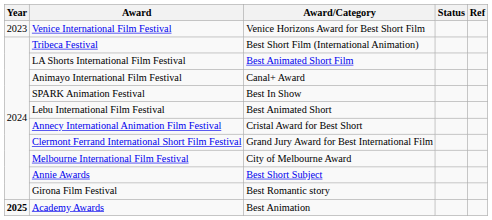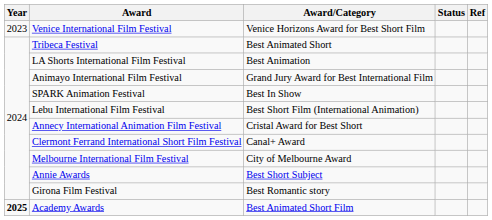(332, 45) Best Short Film (International Animation) -> (289, 45) Best Animated Short
(300, 61) Best Animated Short Film -> (278, 61) Best Animation
(275, 77) Canal+ Award -> (340, 77) Grand Jury Award for Best International Film
(289, 110) Best Animated Short -> (332, 110) Best Short Film (International Animation)
(340, 142) Grand Jury Award for Best International Film -> (275, 142) Canal+ Award
(278, 207) Best Animation -> (300, 207) Best Animated Short Film
